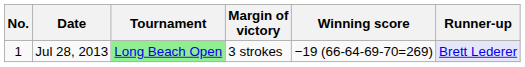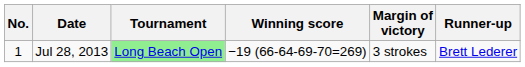columns swapped: (364, 23) <-> (258, 23)
(478, 51) lavender background -> (478, 51) no background
